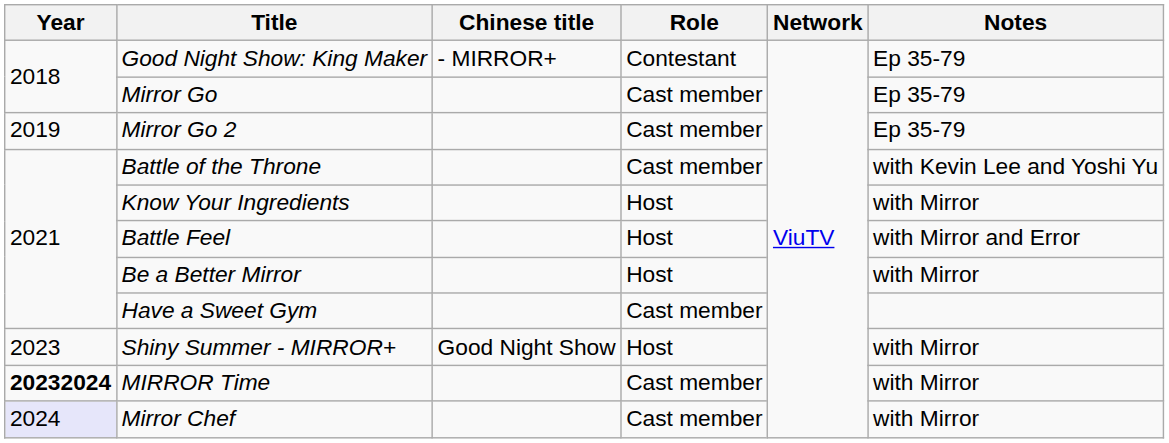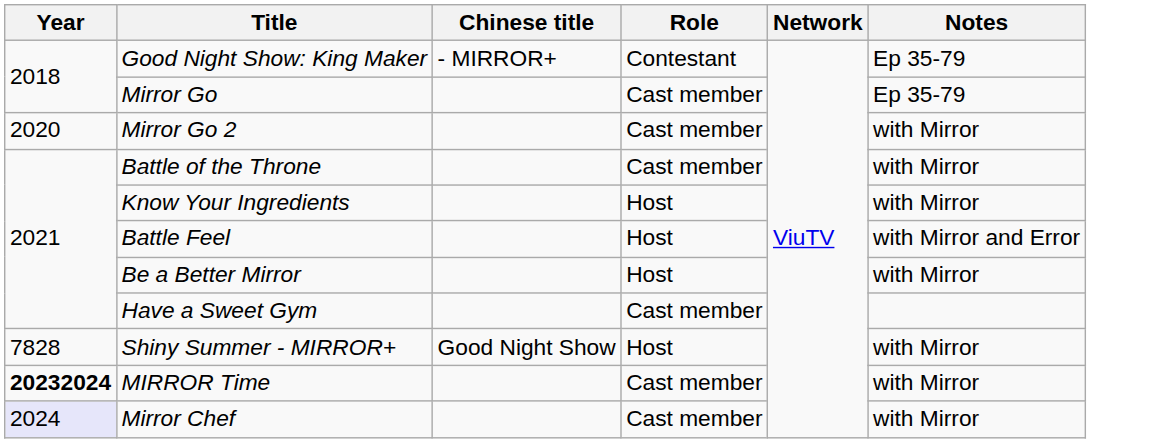(35, 130) 2019 -> (35, 130) 2020
(919, 130) Ep 35-79 -> (926, 130) with Mirror
(1016, 166) with Kevin Lee and Yoshi Yu -> (926, 166) with Mirror
(35, 346) 2023 -> (35, 346) 7828
